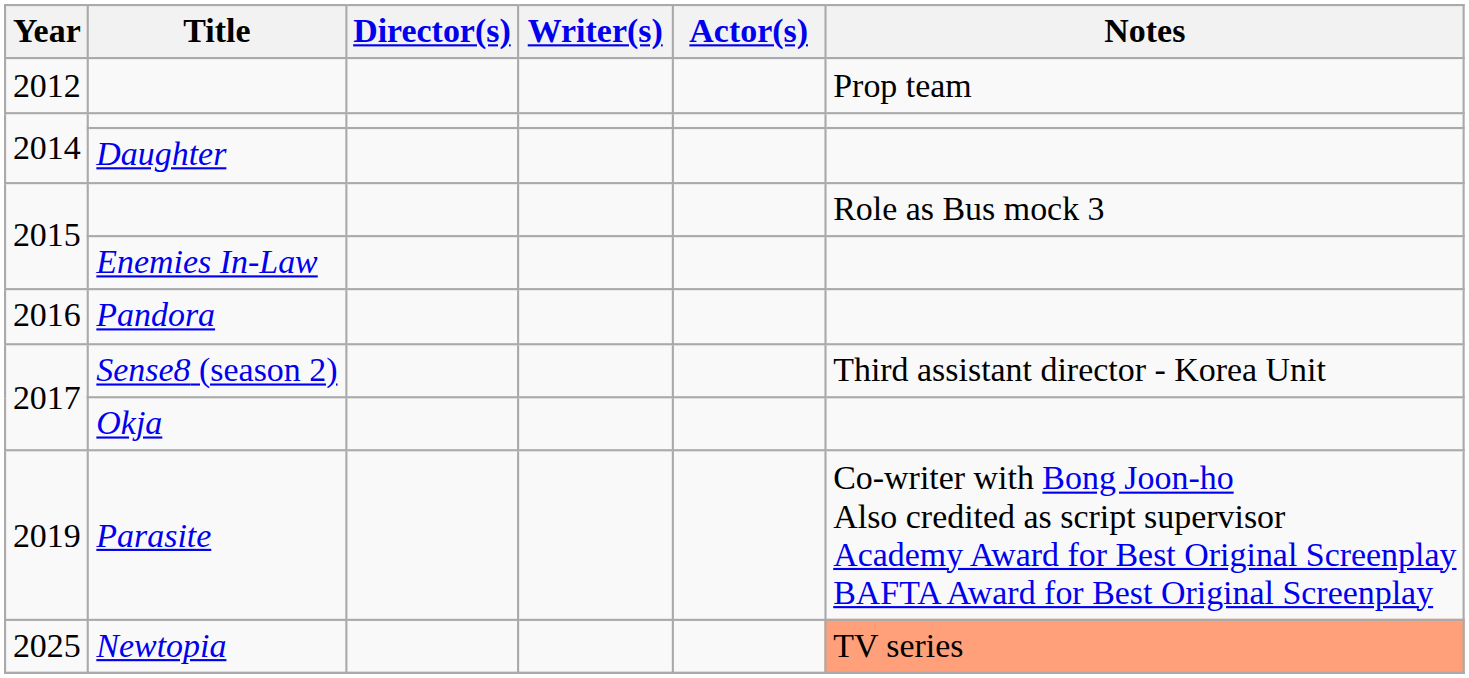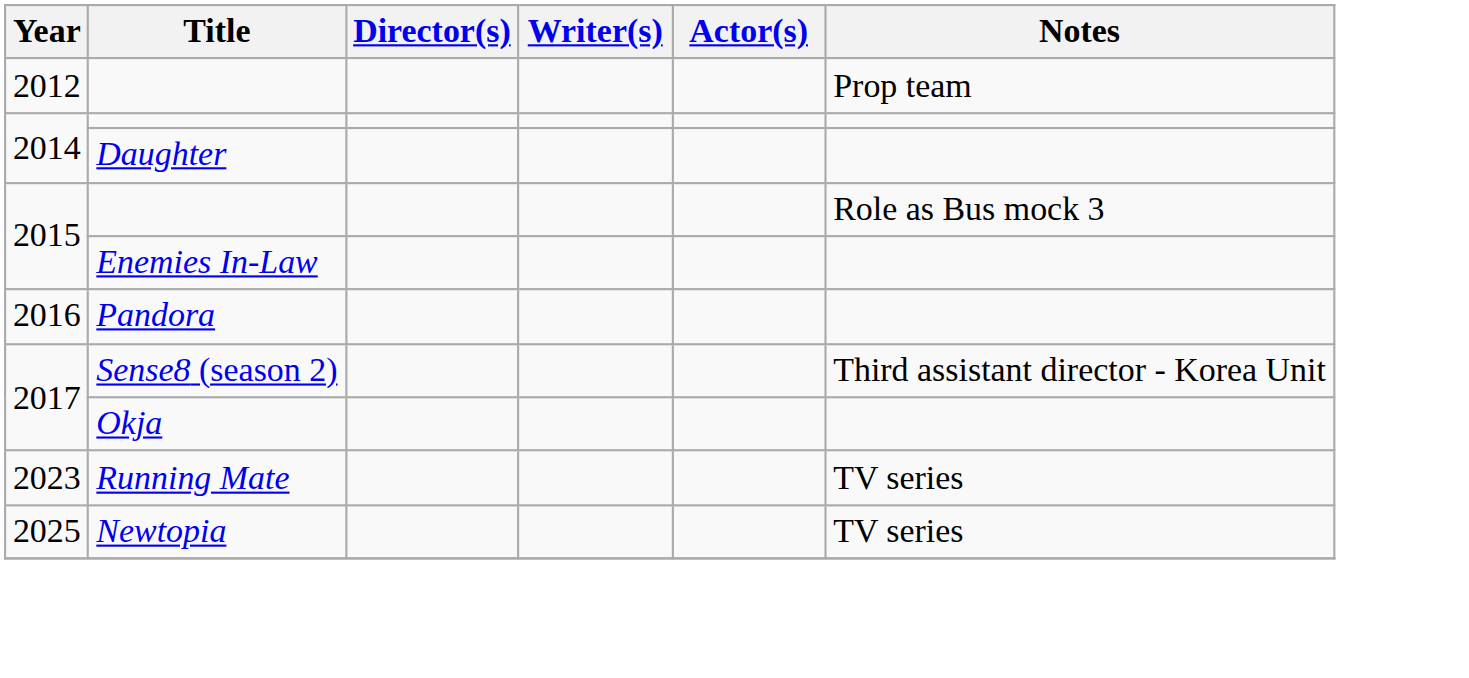- row: (47, 534)
+ row: (47, 477)
(898, 645) lightsalmon background -> (898, 531) no background
